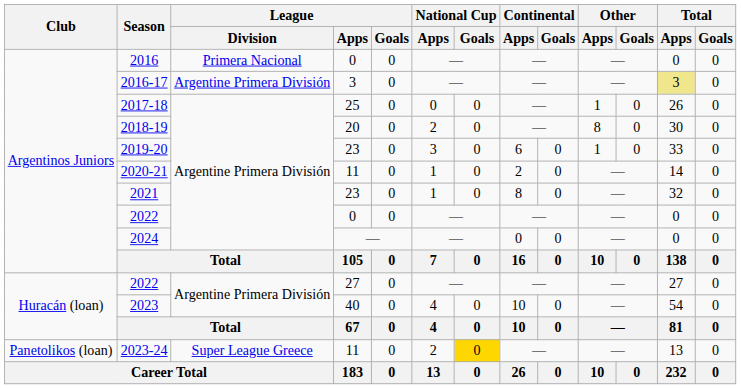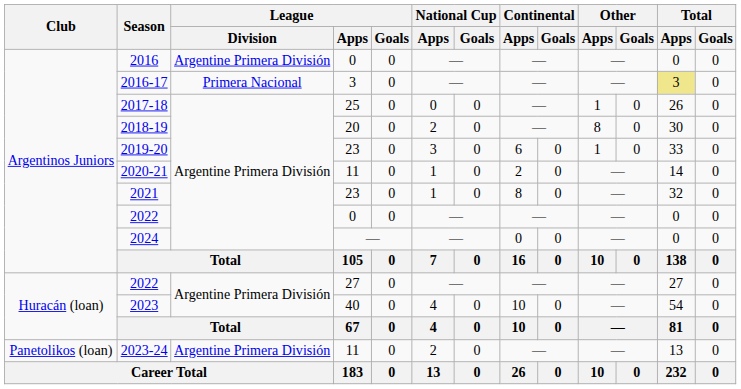(252, 60) Primera Nacional -> (252, 60) Argentine Primera División
(252, 82) Argentine Primera División -> (252, 82) Primera Nacional
(252, 350) Super League Greece -> (252, 350) Argentine Primera División
(477, 350) gold background -> (477, 350) no background
